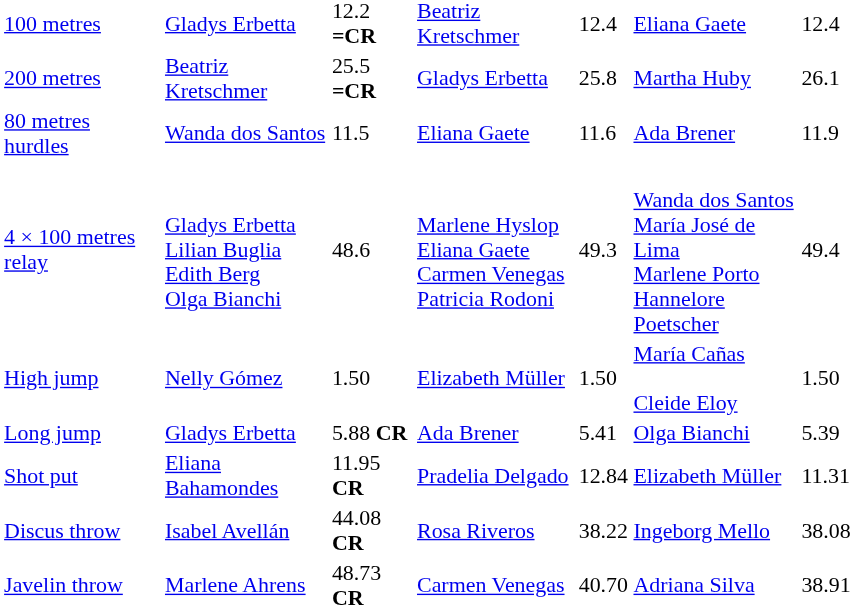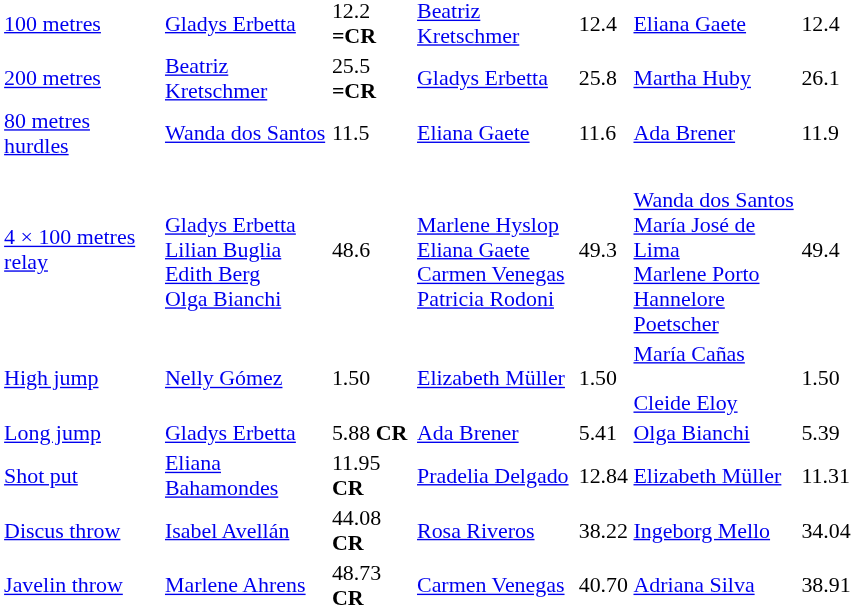(826, 530) 38.08 -> (826, 530) 34.04
